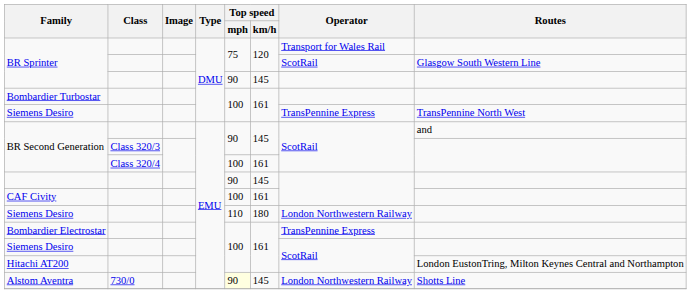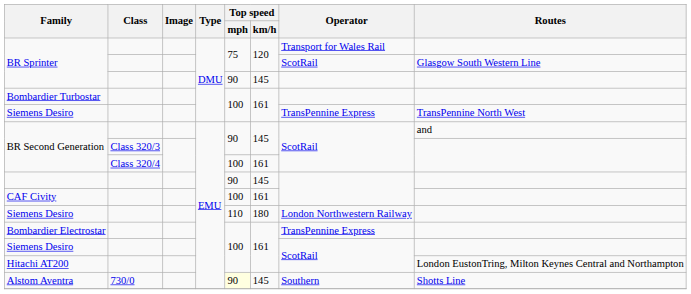(347, 280) London Northwestern Railway -> (300, 280) Southern
